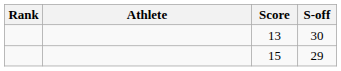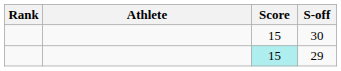(274, 35) 13 -> (274, 35) 15
(274, 55) no background -> (274, 55) paleturquoise background
